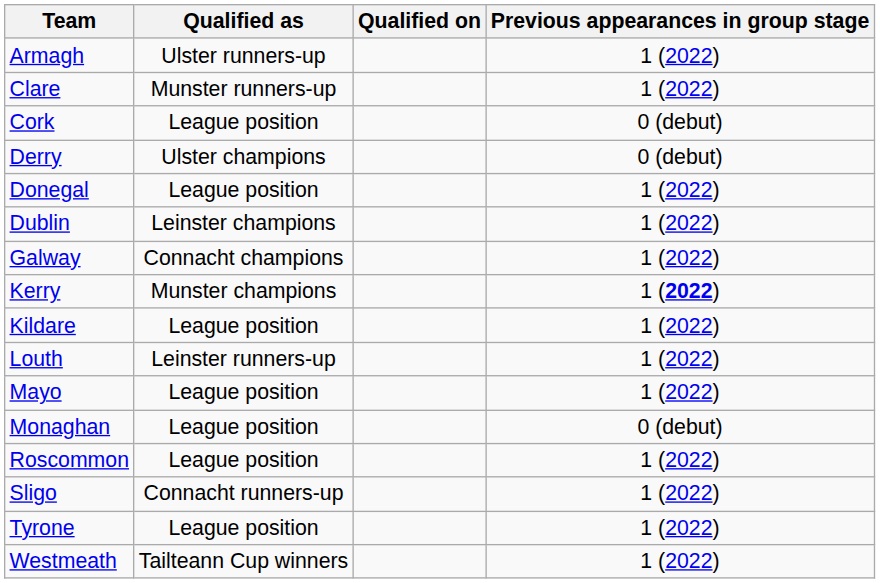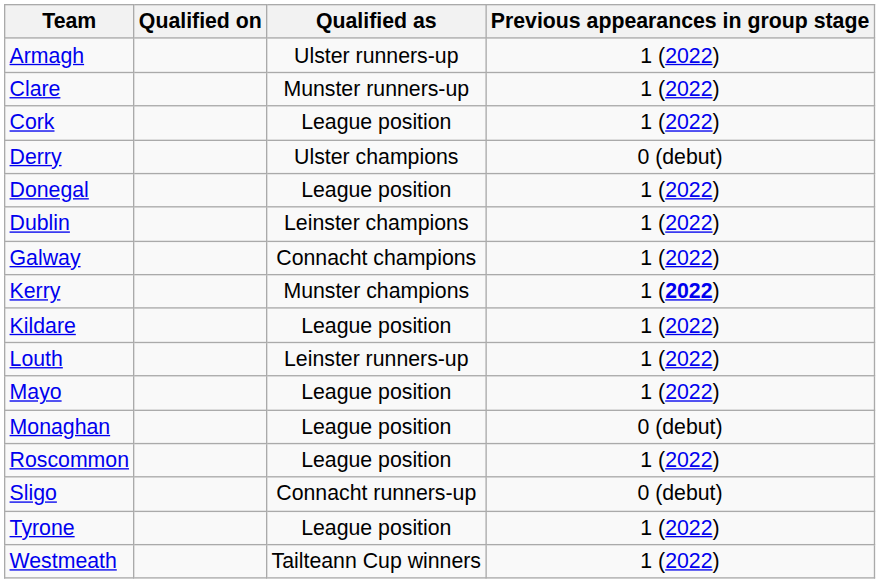columns swapped: (244, 21) <-> (419, 21)
(680, 122) 0 (debut) -> (680, 122) 1 (2022)
(680, 493) 1 (2022) -> (680, 493) 0 (debut)
